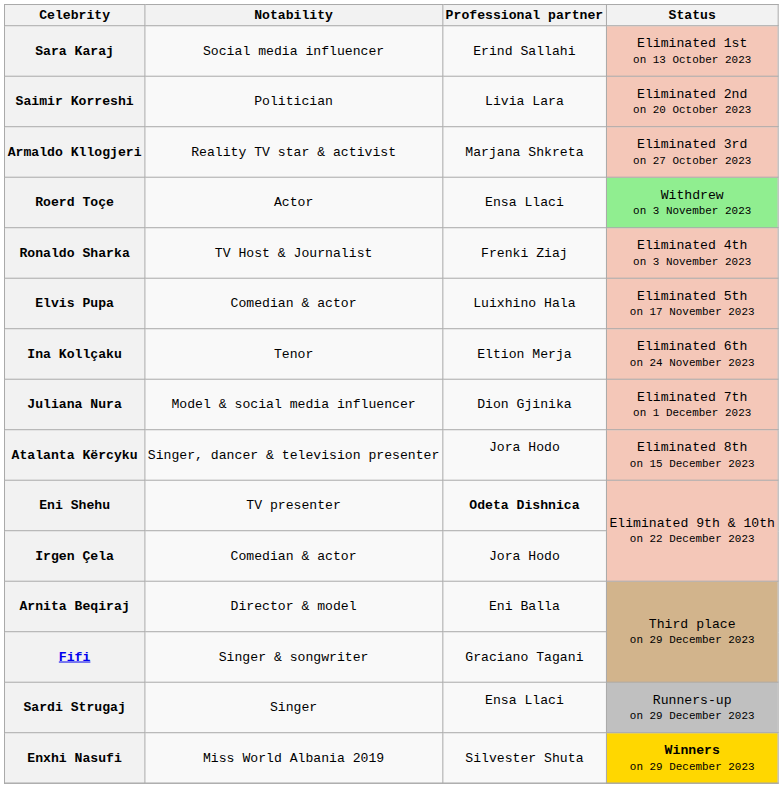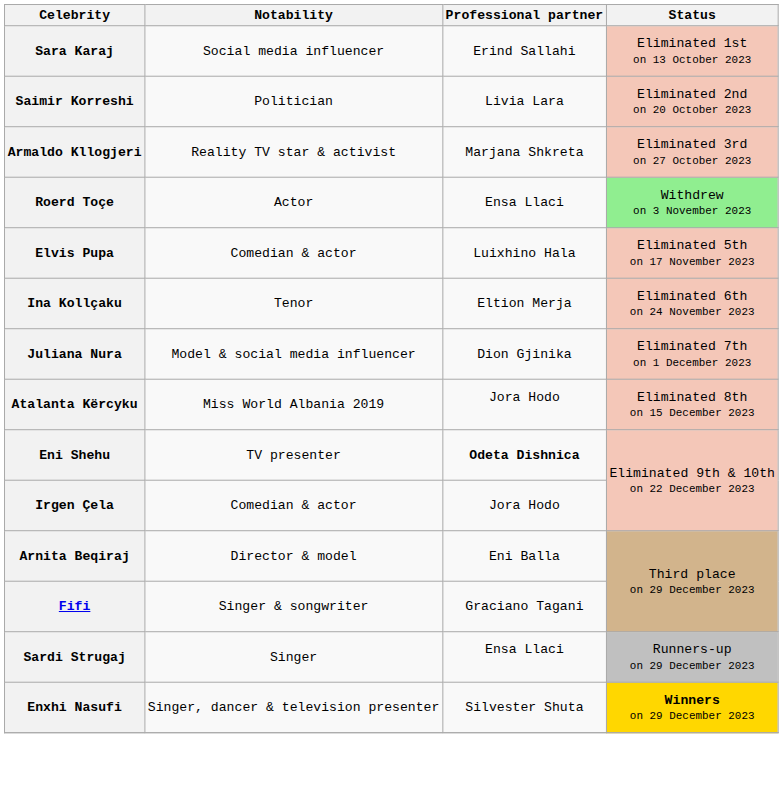- row: (75, 253)
(294, 455) Singer, dancer & television presenter -> (294, 405) Miss World Albania 2019
(294, 758) Miss World Albania 2019 -> (294, 708) Singer, dancer & television presenter
